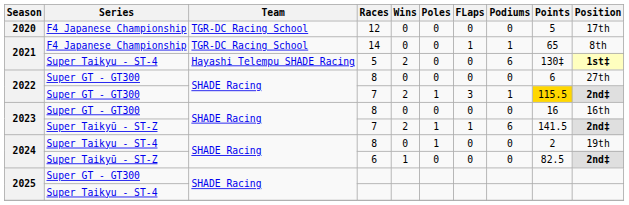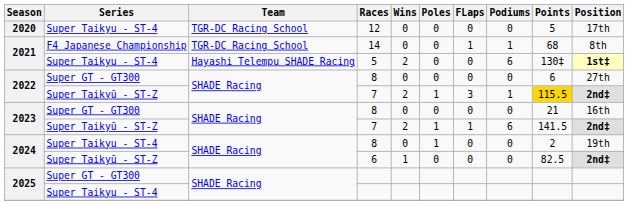(117, 29) F4 Japanese Championship -> (102, 29) Super Taikyu - ST-4
(552, 45) 65 -> (552, 45) 68
(93, 94) Super GT - GT300 -> (102, 94) Super Taikyū - ST-Z
(552, 110) 16 -> (552, 110) 21
